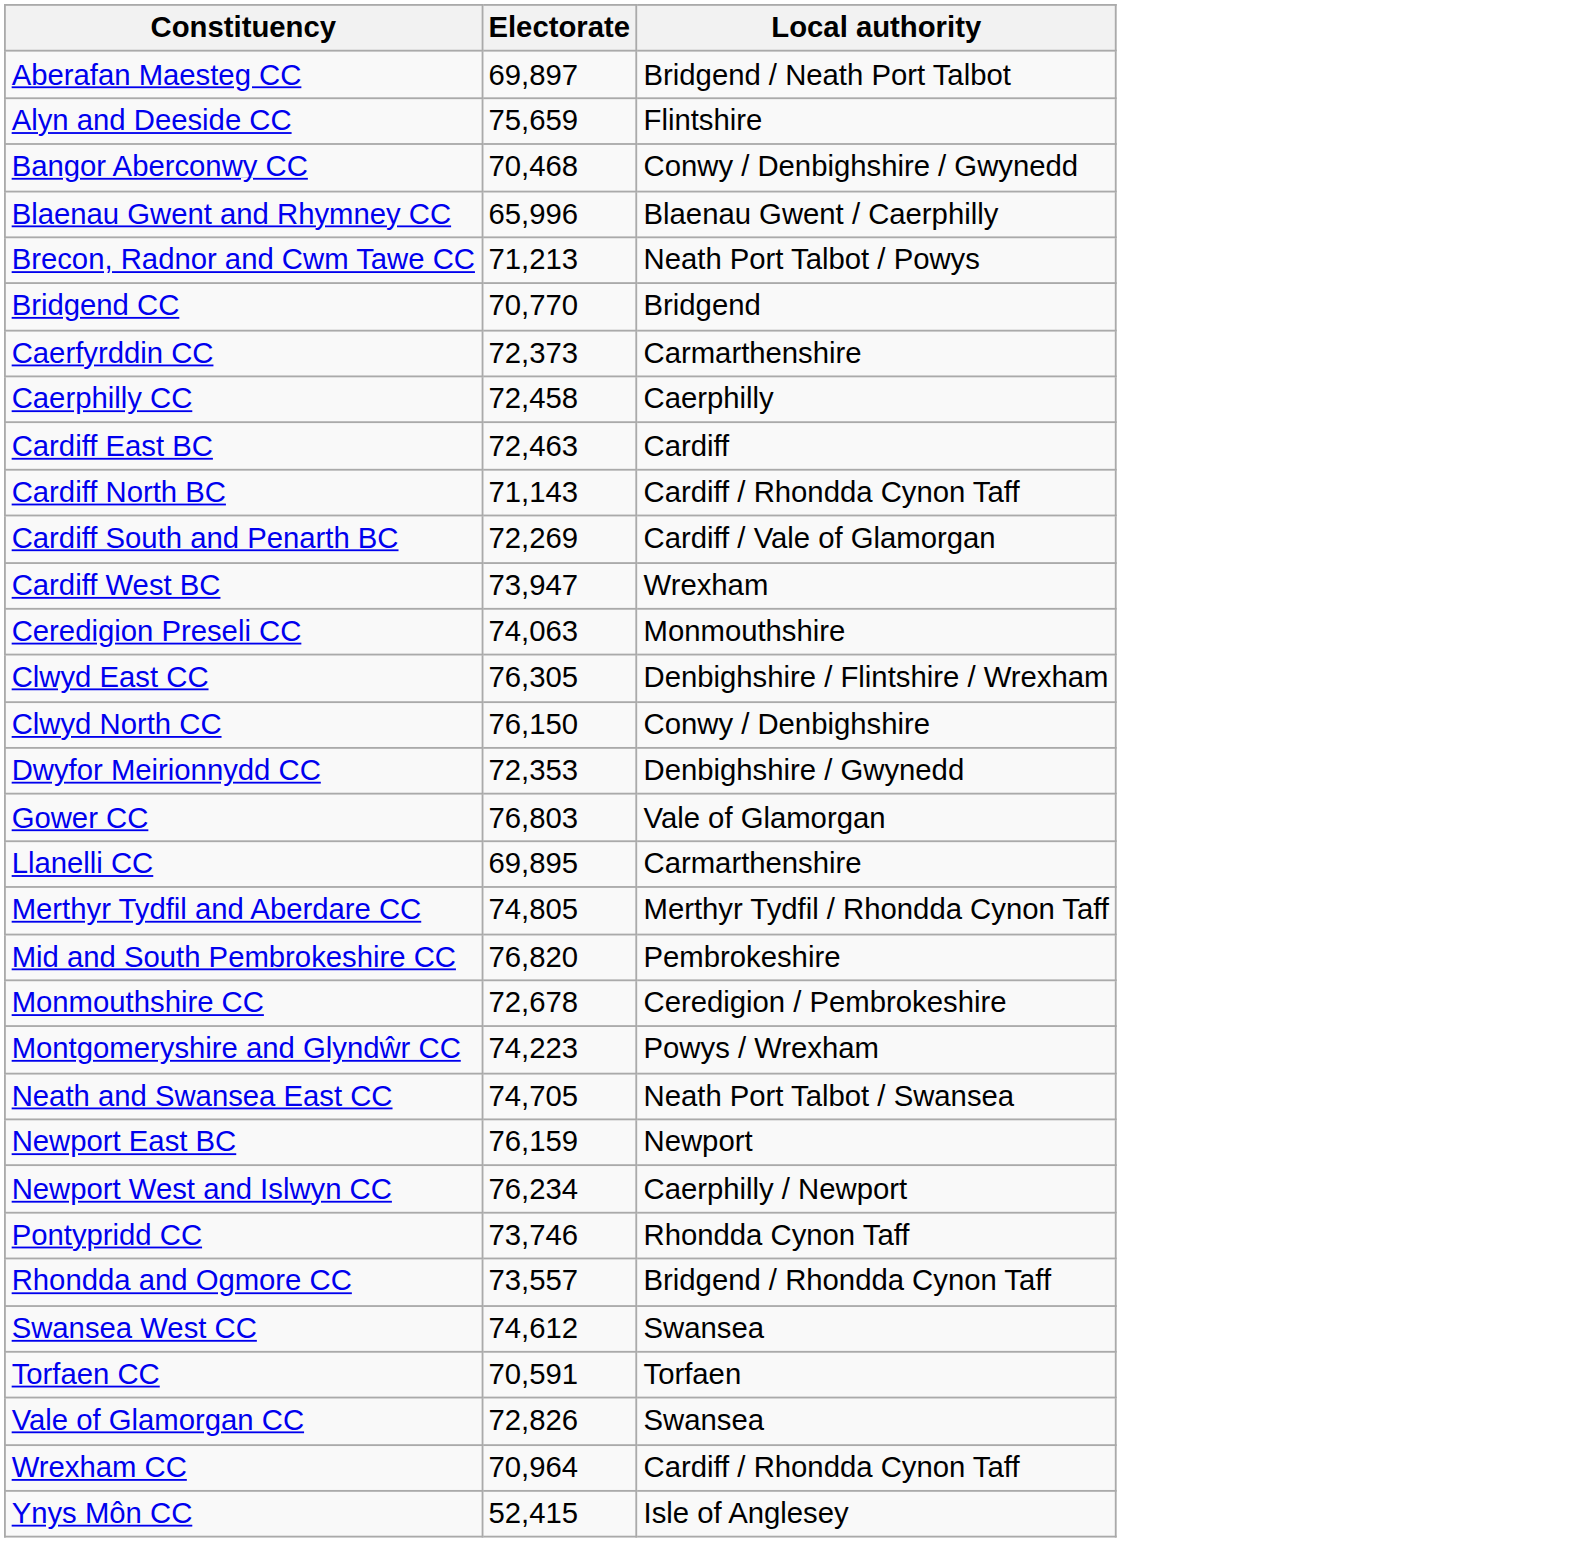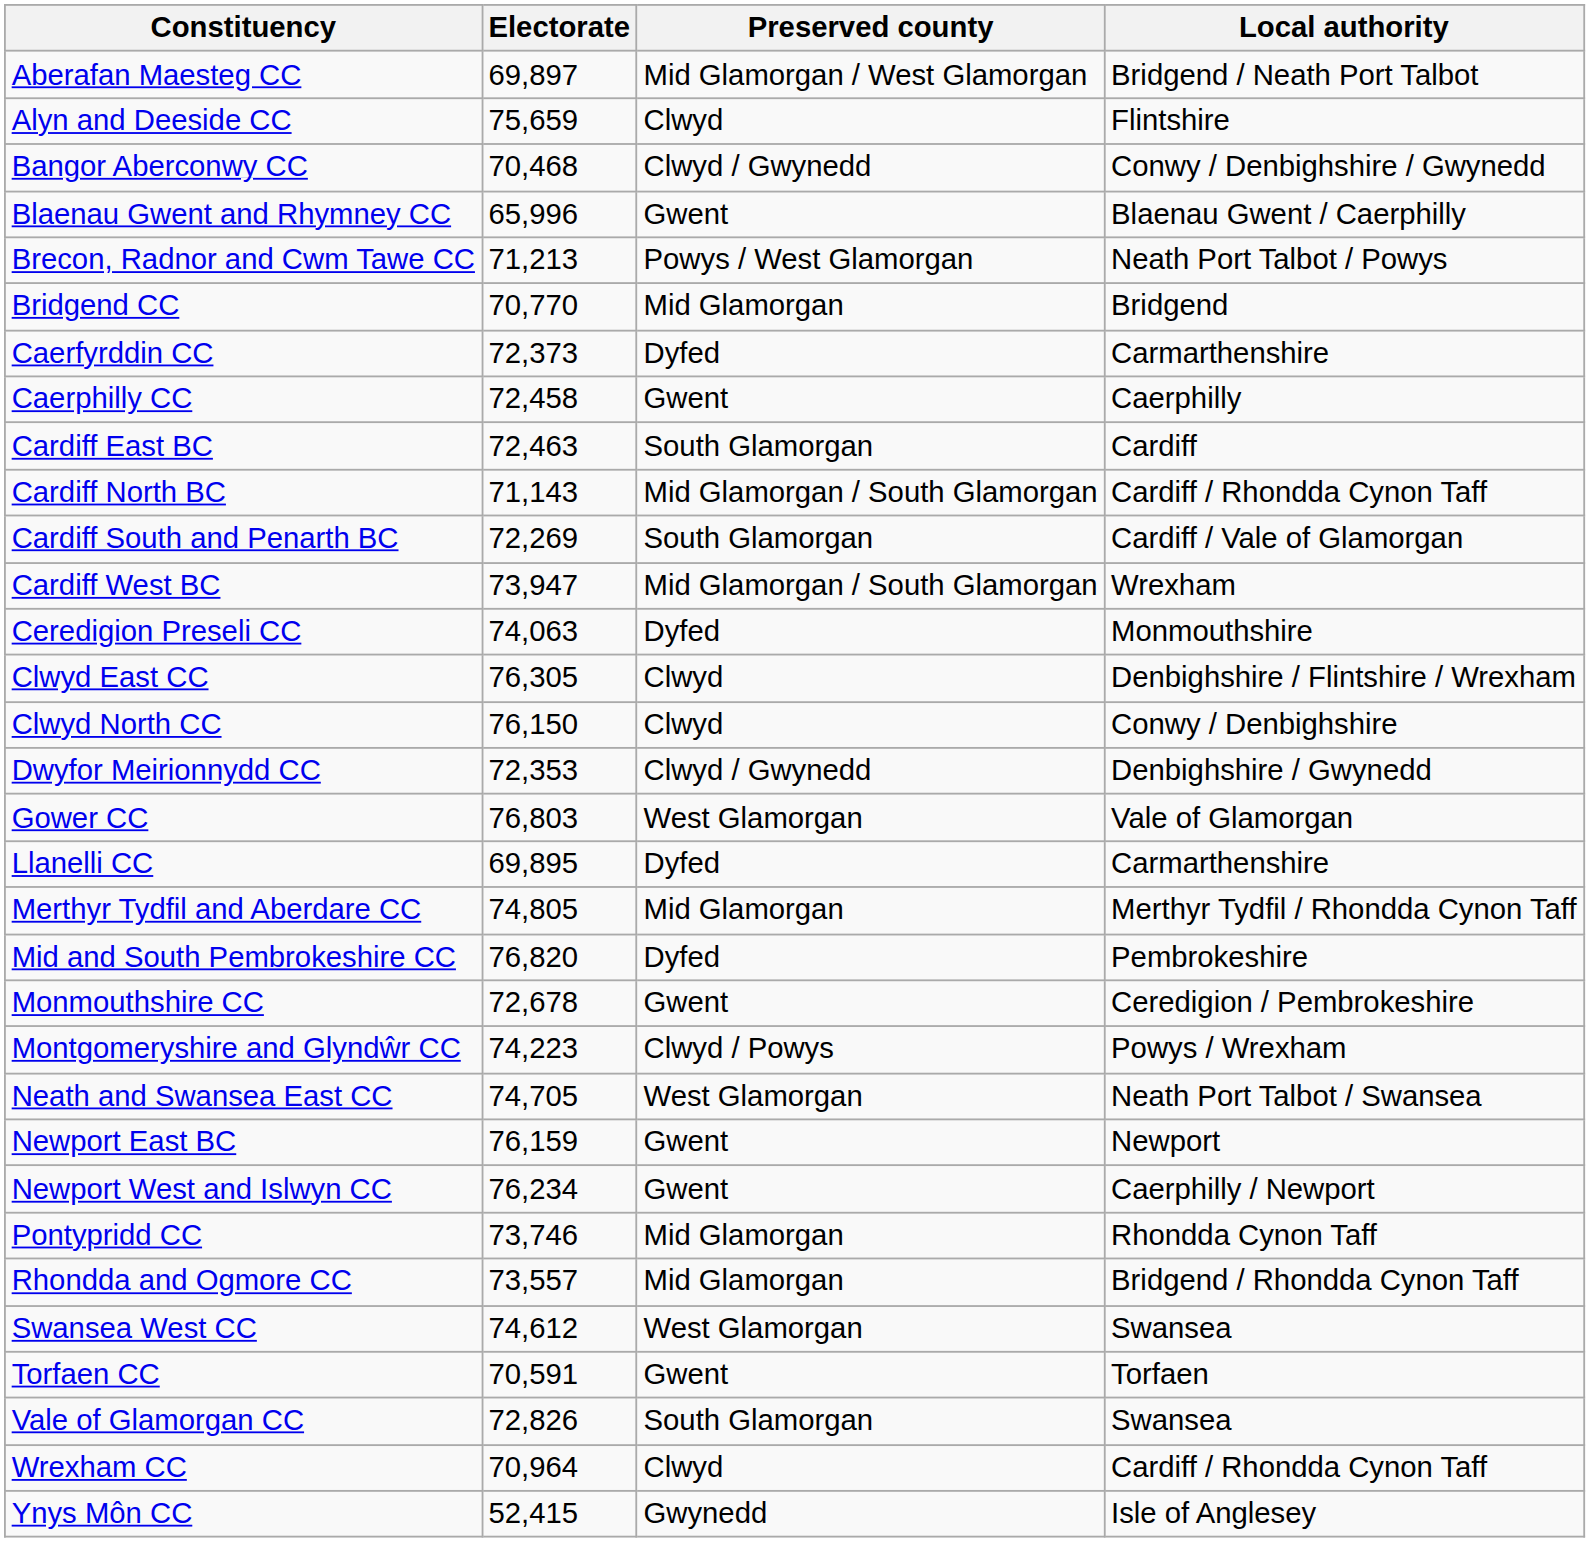+ column: (871, 27)
